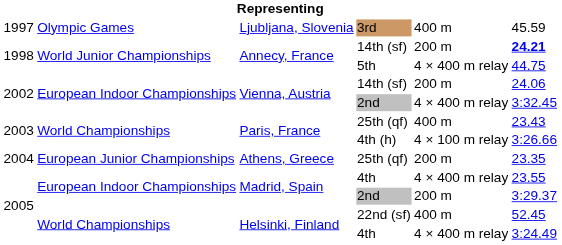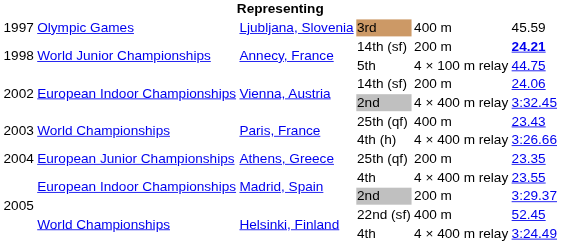(461, 65) 4 × 400 m relay -> (461, 65) 4 × 100 m relay
(461, 140) 4 × 100 m relay -> (461, 140) 4 × 400 m relay
